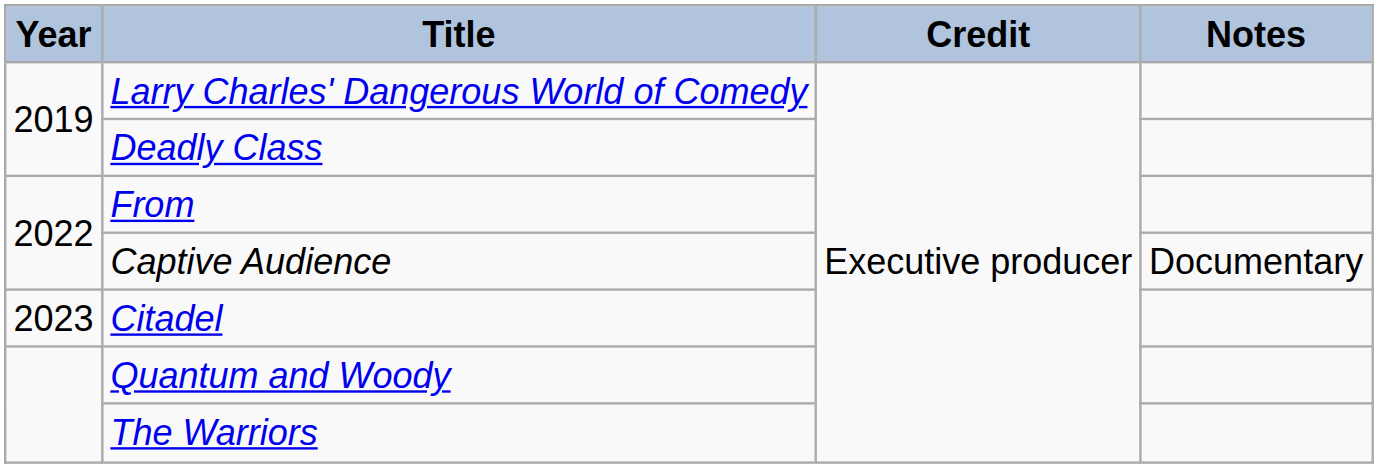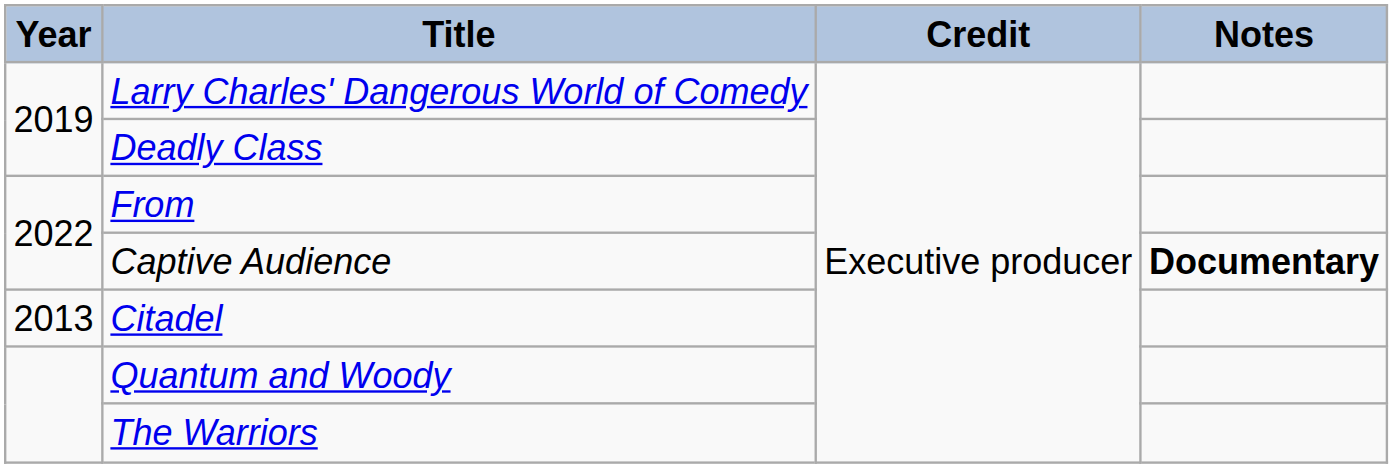(1256, 262) normal -> (1264, 262) bold
(54, 319) 2023 -> (54, 319) 2013
